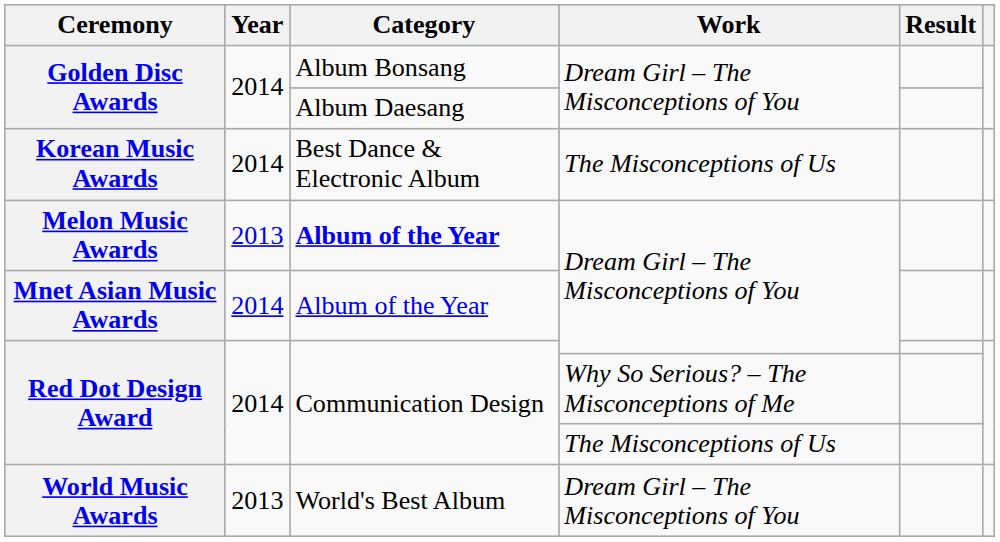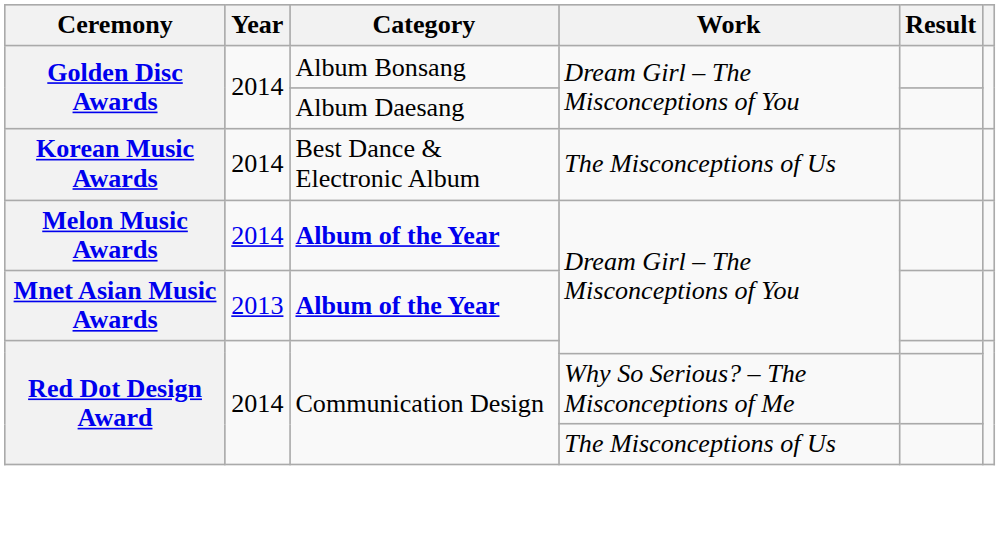(257, 234) 2013 -> (257, 234) 2014
(257, 305) 2014 -> (257, 305) 2013
(392, 305) normal -> (397, 305) bold
- row: (115, 500)
